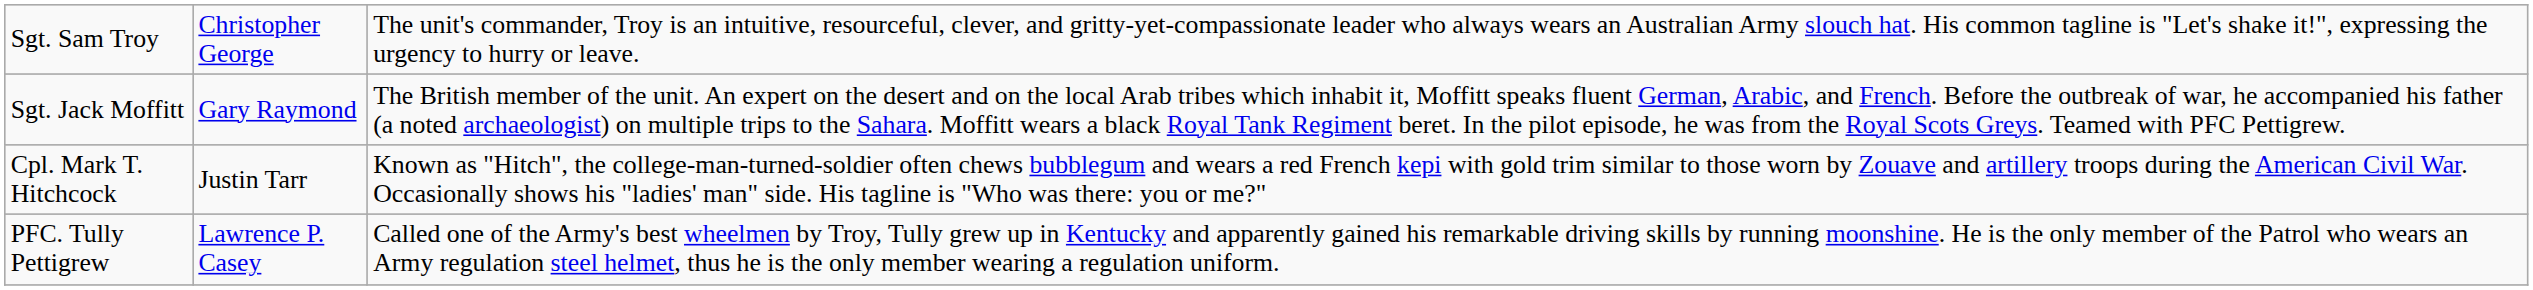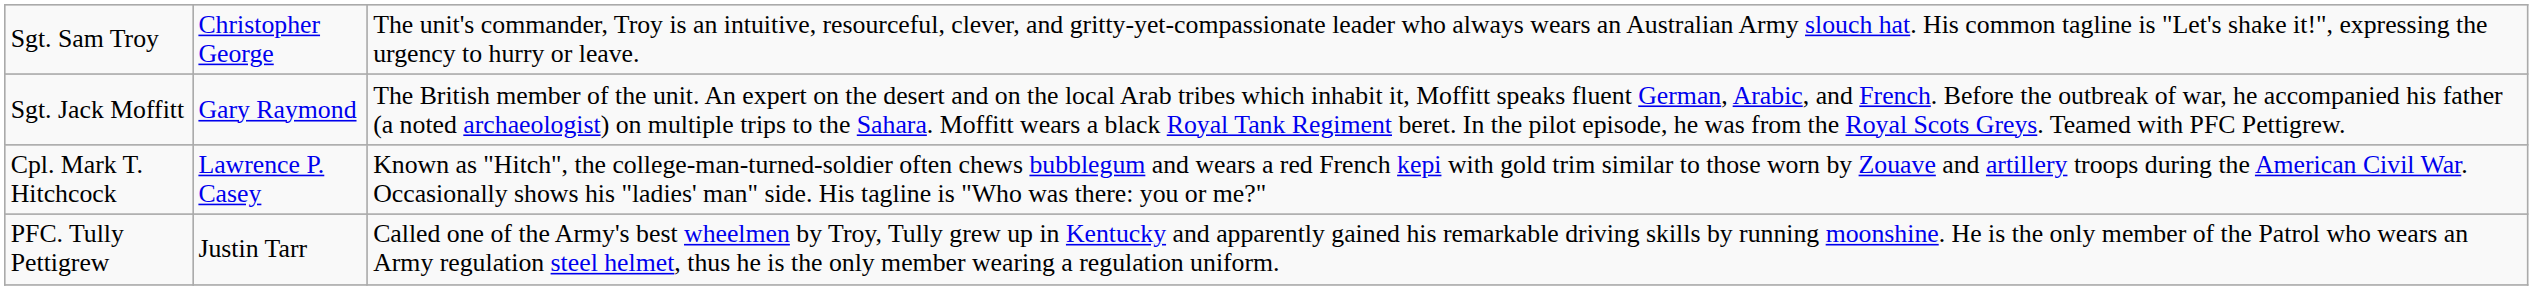(253, 179) Justin Tarr -> (261, 179) Lawrence P. Casey
(261, 248) Lawrence P. Casey -> (253, 248) Justin Tarr
